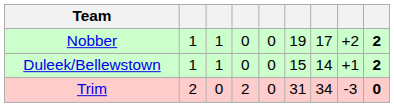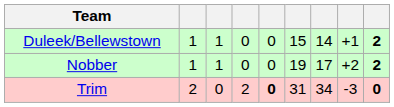rows swapped: (92, 41) <-> (92, 65)
(272, 89) normal -> (272, 89) bold
